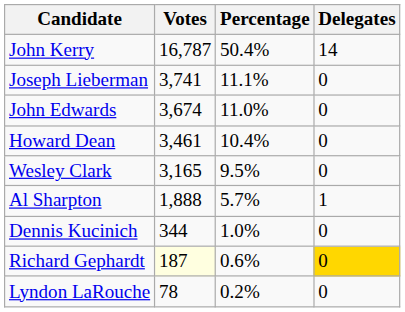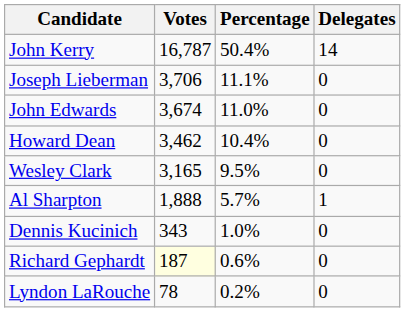(180, 79) 3,741 -> (180, 79) 3,706
(180, 140) 3,461 -> (180, 140) 3,462
(173, 230) 344 -> (173, 230) 343
(323, 261) gold background -> (323, 261) no background
